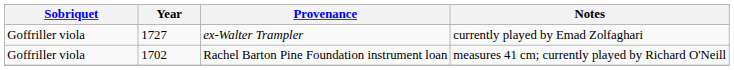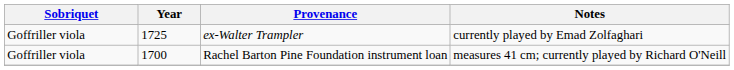(154, 34) 1727 -> (154, 34) 1725
(154, 55) 1702 -> (154, 55) 1700
